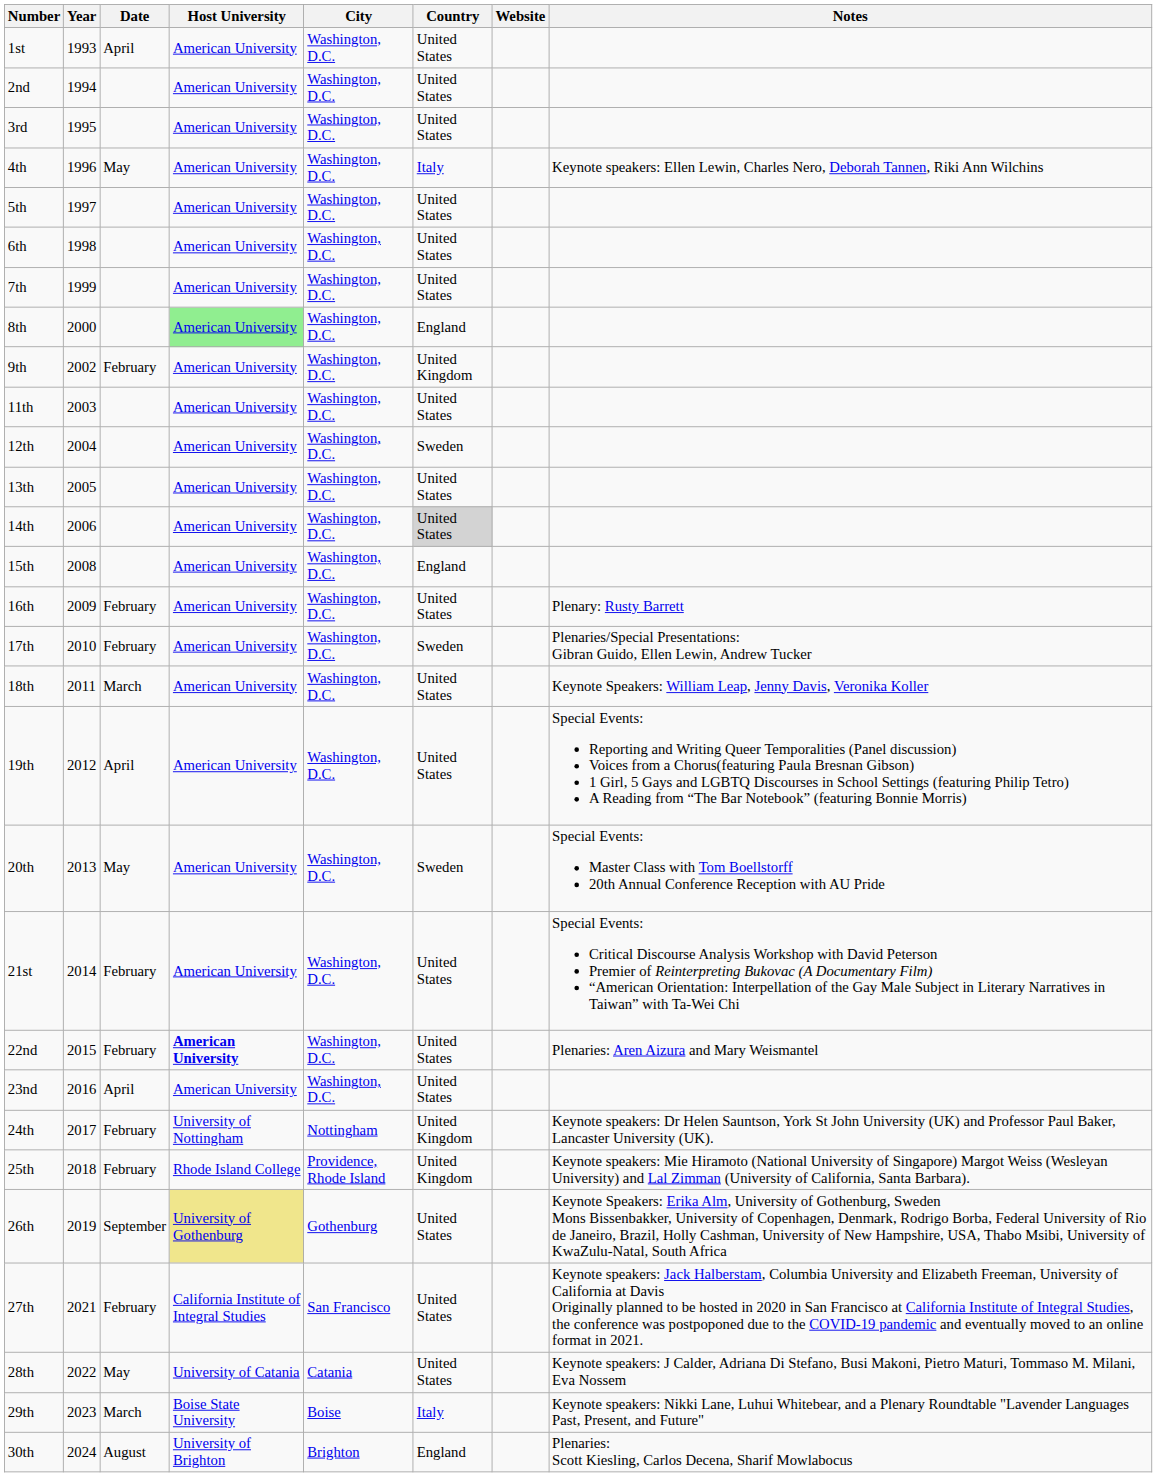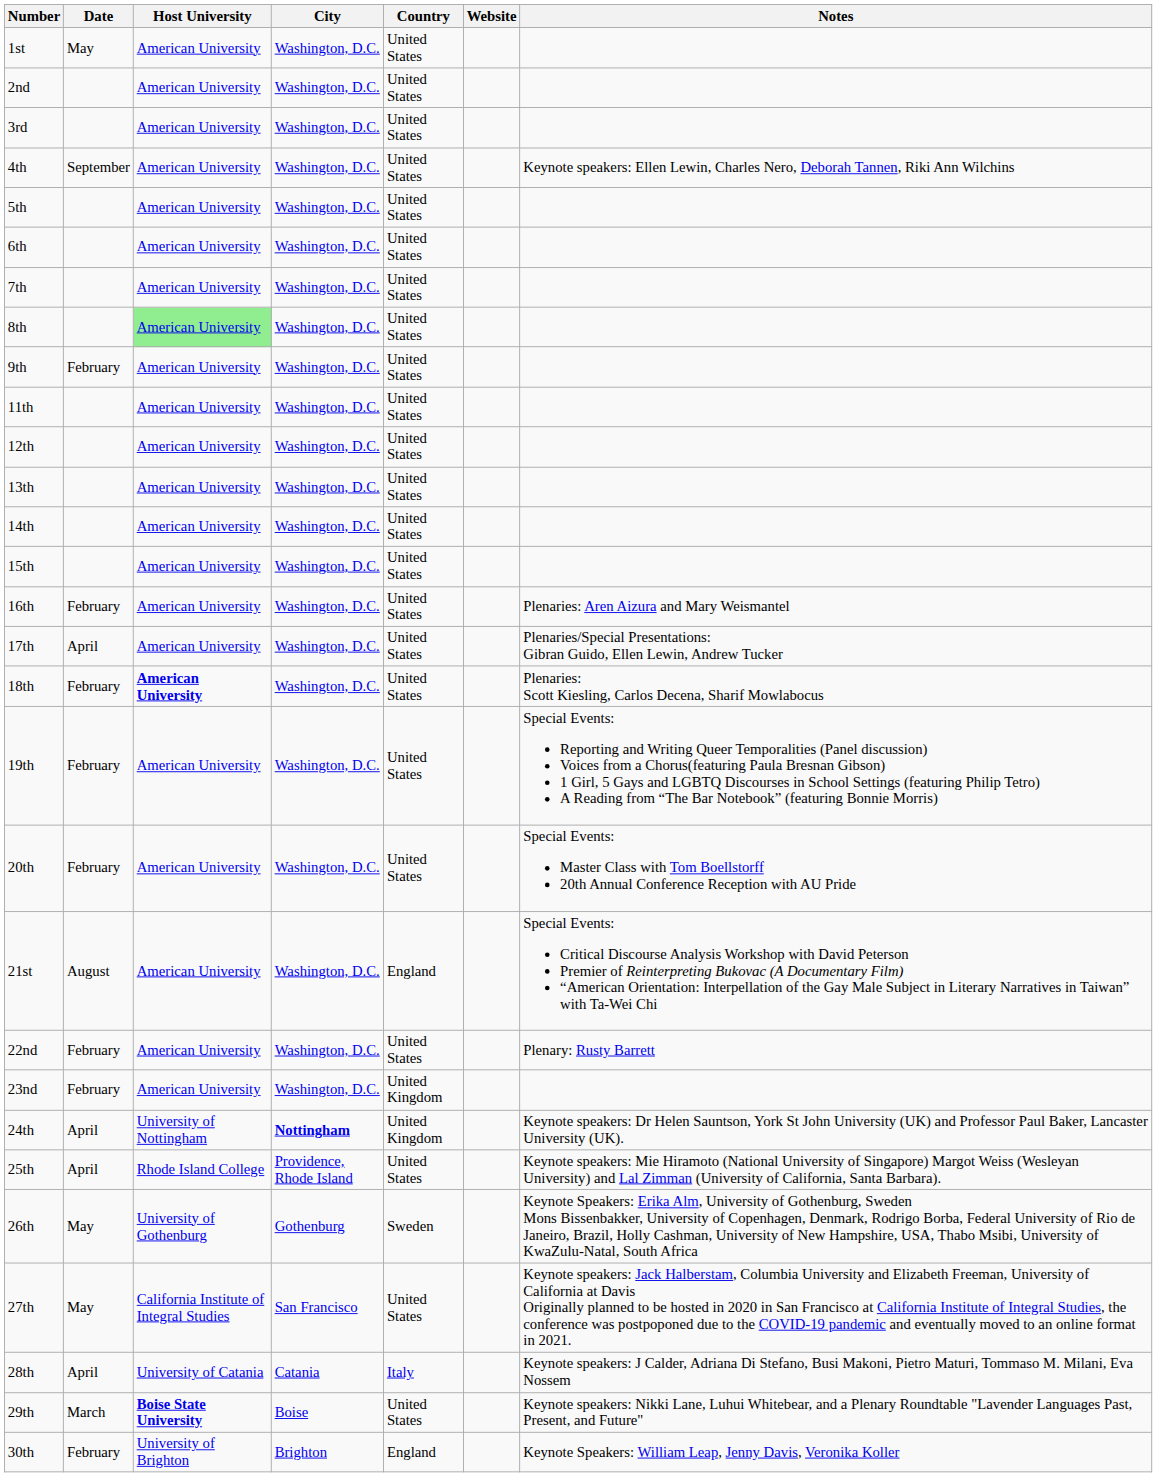- column: (82, 16)
(119, 47) April -> (80, 47) May
(117, 167) May -> (98, 167) September
(430, 167) Italy -> (407, 167) United States
(441, 327) England -> (407, 327) United States
(445, 367) United Kingdom -> (407, 367) United States
(440, 446) Sweden -> (407, 446) United States
(437, 526) lightgrey background -> (407, 526) no background
(441, 566) England -> (407, 566) United States
(618, 606) Plenary: Rusty Barrett -> (656, 606) Plenaries: Aren Aizura and Mary Weismantel
(130, 646) February -> (83, 646) April
(440, 646) Sweden -> (407, 646) United States
(122, 686) March -> (94, 686) February
(235, 686) normal -> (169, 686) bold
(740, 686) Keynote Speakers: William Leap, Jenny Davis, Veronika Koller -> (674, 686) Plenaries: Scott Kiesling, Carlos Decena, Sharif Mowlabocus
(119, 765) April -> (94, 765) February
(117, 868) May -> (94, 868) February
(440, 868) Sweden -> (407, 868) United States
(130, 970) February -> (88, 970) August
(437, 970) United States -> (411, 970) England
(206, 1050) bold -> (199, 1050) normal
(685, 1050) Plenaries: Aren Aizura and Mary Weismantel -> (589, 1050) Plenary: Rusty Barrett
(119, 1090) April -> (94, 1090) February
(437, 1090) United States -> (415, 1090) United Kingdom
(130, 1129) February -> (83, 1129) April
(342, 1129) normal -> (312, 1129) bold
(130, 1169) February -> (83, 1169) April
(445, 1169) United Kingdom -> (407, 1169) United States
(135, 1226) September -> (80, 1226) May
(212, 1226) khaki background -> (176, 1226) no background
(437, 1226) United States -> (410, 1226) Sweden
(130, 1307) February -> (80, 1307) May
(117, 1372) May -> (83, 1372) April
(437, 1372) United States -> (400, 1372) Italy
(206, 1412) normal -> (171, 1412) bold
(430, 1412) Italy -> (407, 1412) United States
(124, 1452) August -> (94, 1452) February
(702, 1452) Plenaries: Scott Kiesling, Carlos Decena, Sharif Mowlabocus -> (711, 1452) Keynote Speakers: William Leap, Jenny Davis, Veronika Koller
